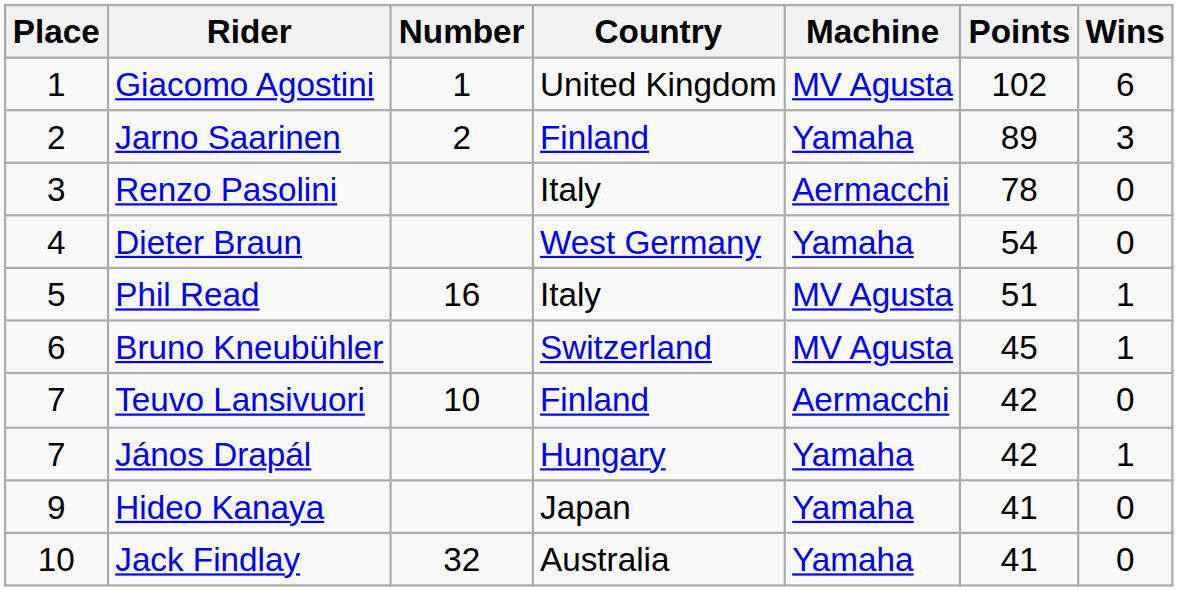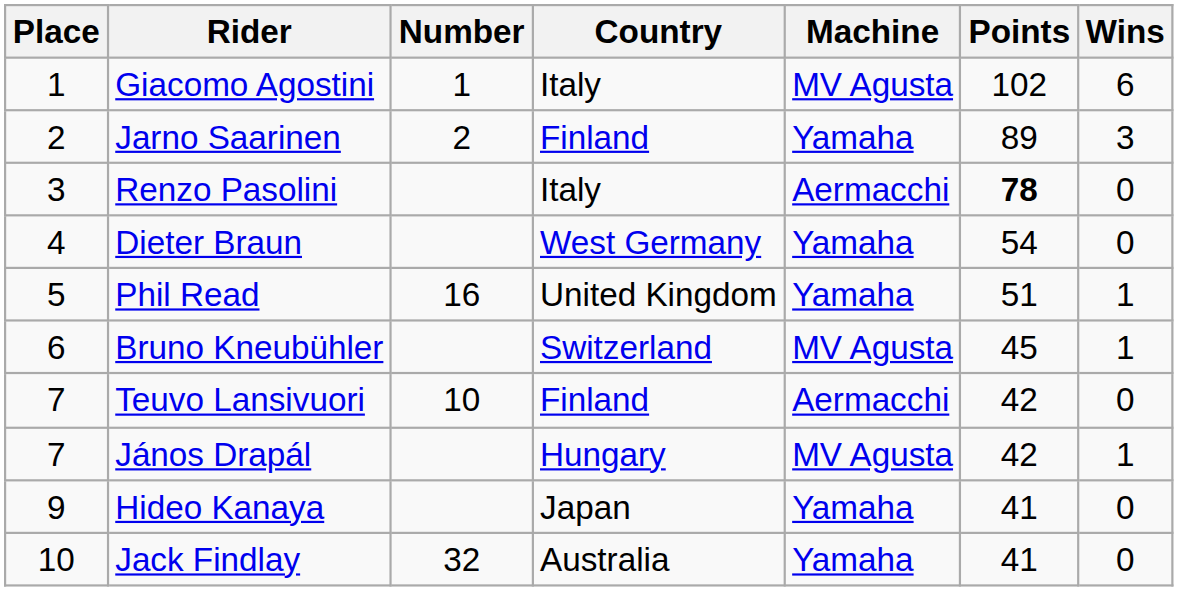(658, 84) United Kingdom -> (571, 84) Italy
(1019, 190) normal -> (1019, 190) bold
(571, 295) Italy -> (658, 295) United Kingdom
(873, 295) MV Agusta -> (853, 295) Yamaha
(853, 453) Yamaha -> (873, 453) MV Agusta
